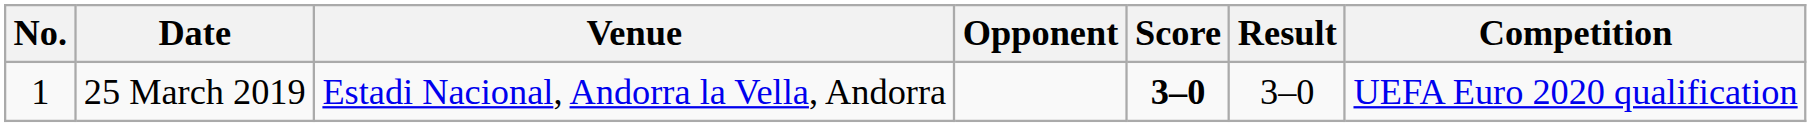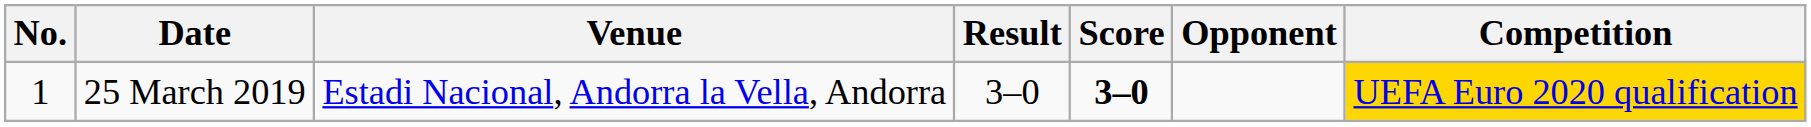columns swapped: (1041, 33) <-> (1287, 33)
(1576, 90) no background -> (1576, 90) gold background
